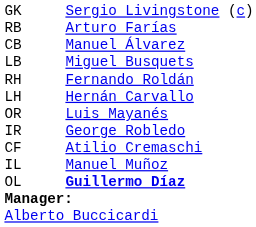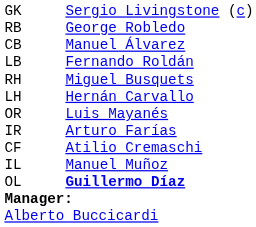(121, 29) Arturo Farías -> (125, 29) George Robledo
(130, 63) Miguel Busquets -> (130, 63) Fernando Roldán
(130, 80) Fernando Roldán -> (130, 80) Miguel Busquets
(125, 131) George Robledo -> (121, 131) Arturo Farías
